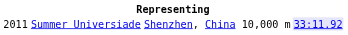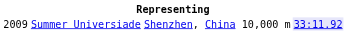(16, 24) 2011 -> (16, 24) 2009
